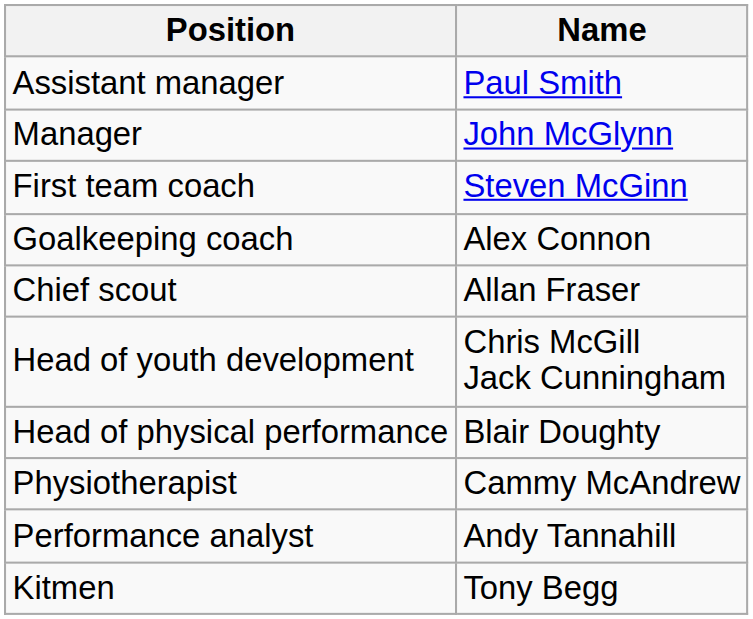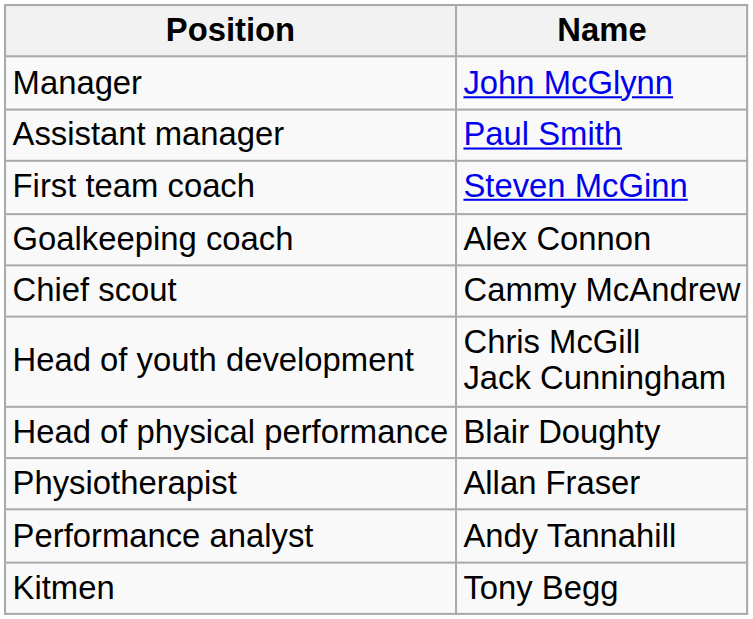rows swapped: (77, 134) <-> (148, 82)
(552, 290) Allan Fraser -> (602, 290) Cammy McAndrew
(602, 483) Cammy McAndrew -> (552, 483) Allan Fraser
